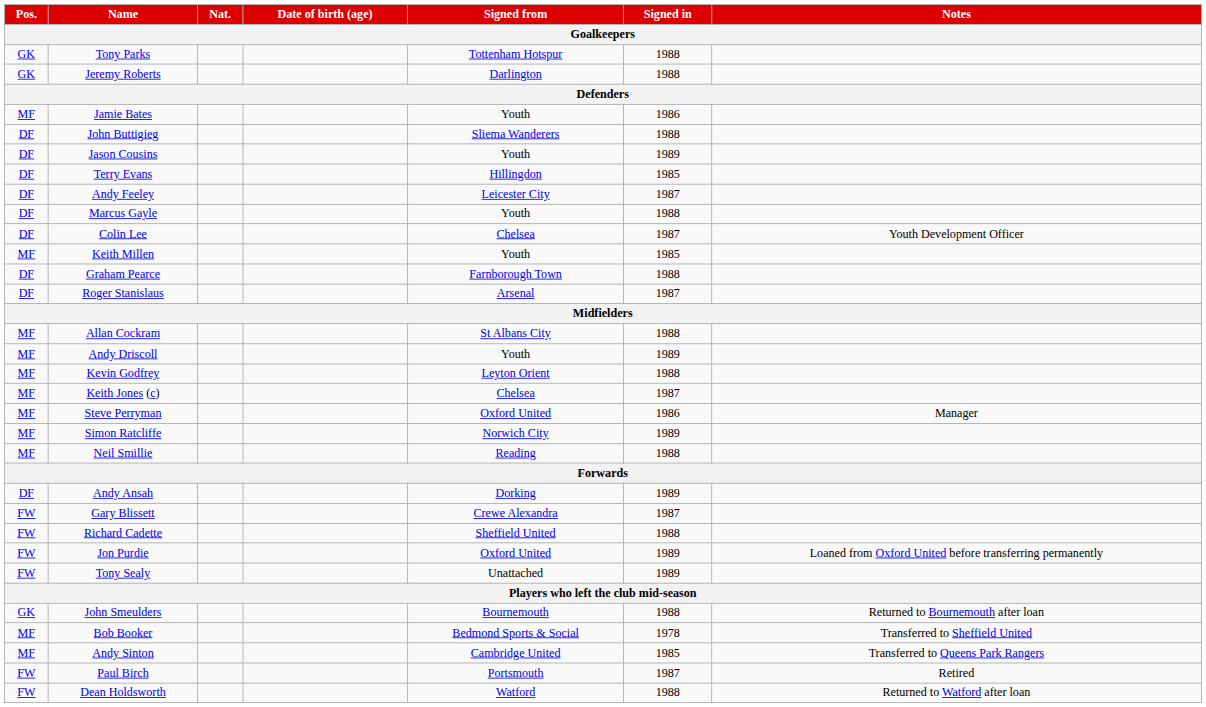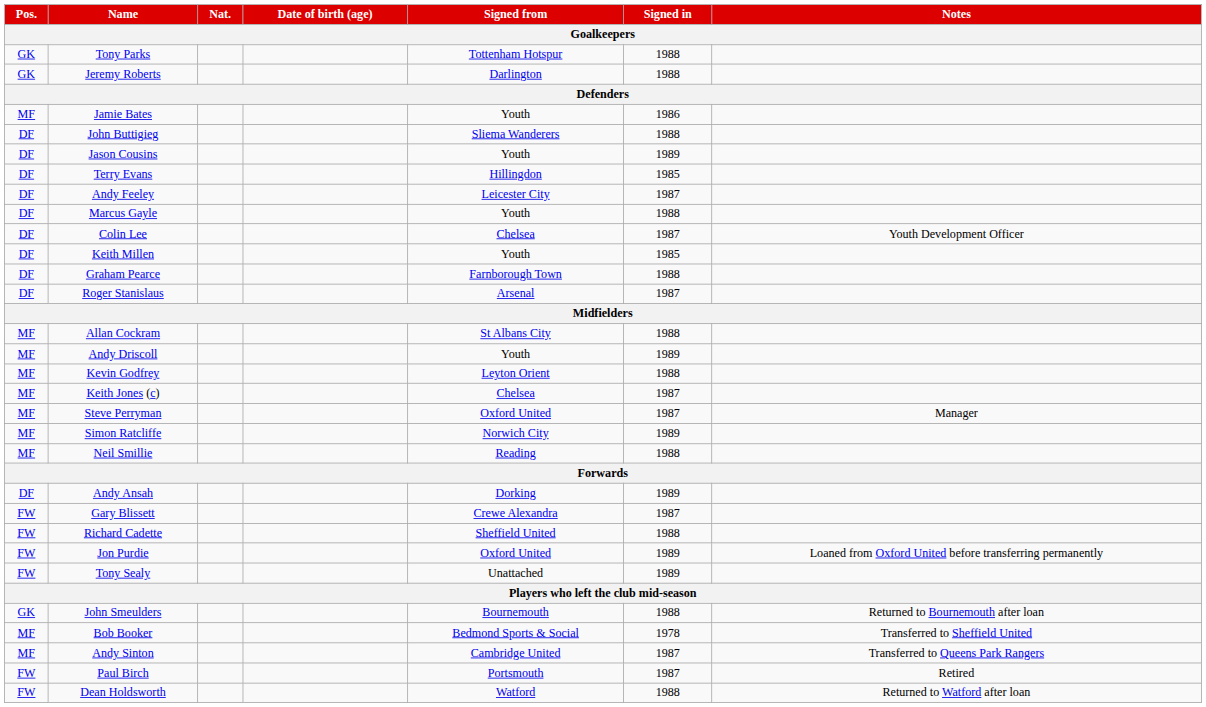(26, 254) MF -> (26, 254) DF
(668, 413) 1986 -> (668, 413) 1987
(668, 653) 1985 -> (668, 653) 1987
